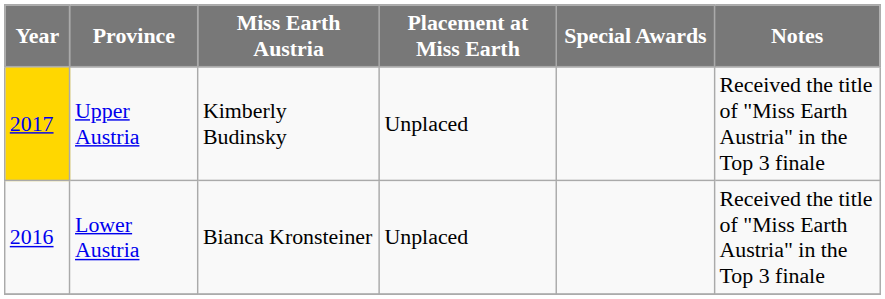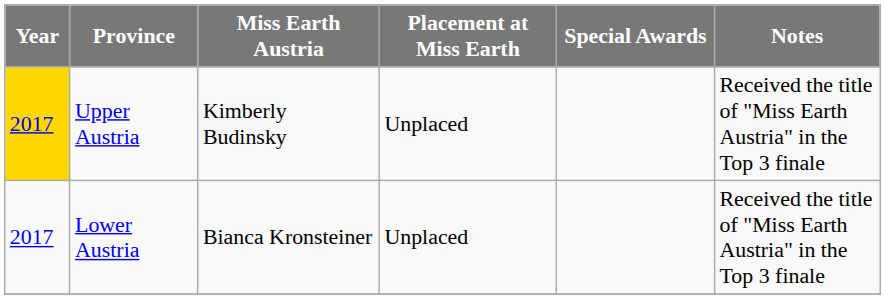(32, 237) 2016 -> (32, 237) 2017
